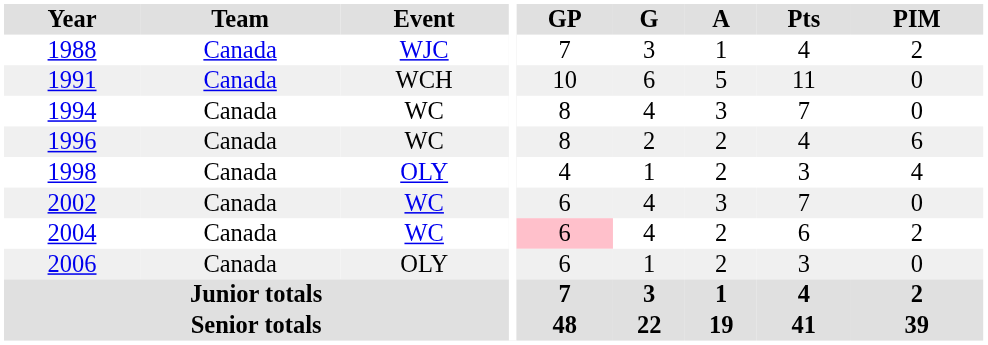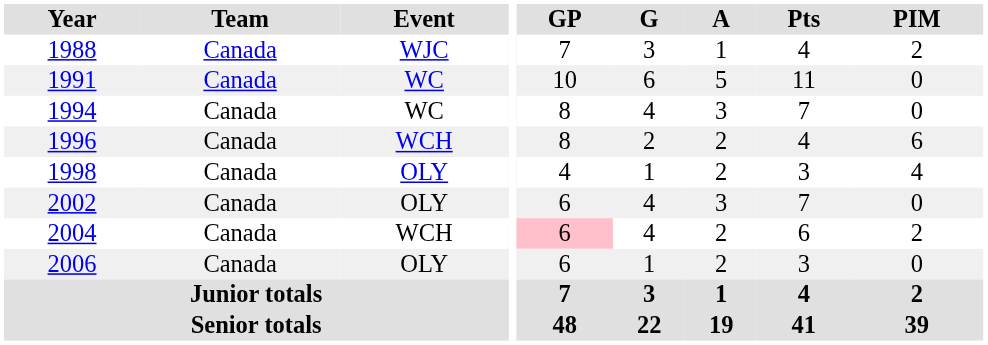(424, 80) WCH -> (424, 80) WC
(424, 141) WC -> (424, 141) WCH
(424, 202) WC -> (424, 202) OLY
(424, 233) WC -> (424, 233) WCH
